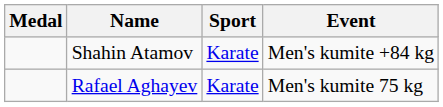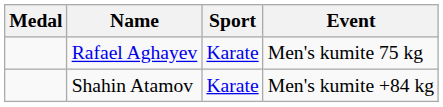rows swapped: (134, 85) <-> (132, 53)
